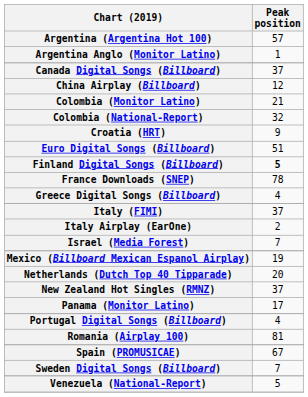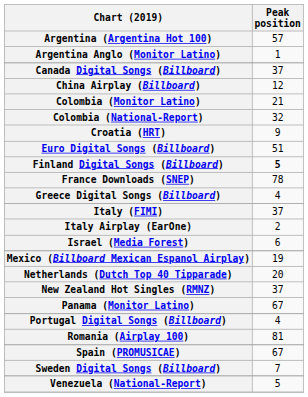(278, 243) 7 -> (278, 243) 6
(278, 306) 17 -> (278, 306) 67
